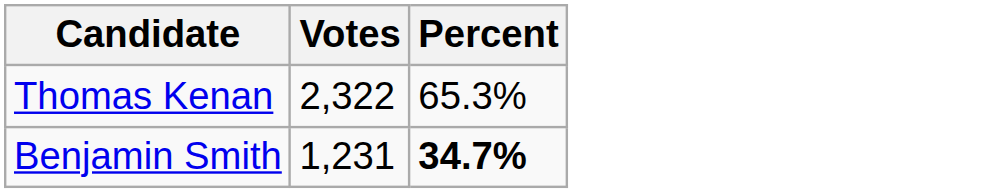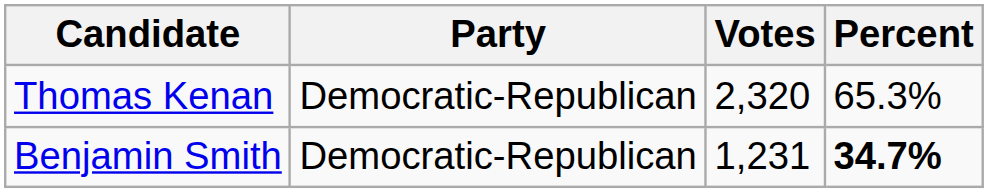+ column: (498, 34)
(347, 95) 2,322 -> (762, 95) 2,320
